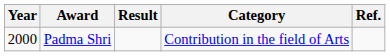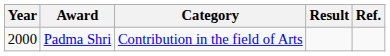columns swapped: (257, 16) <-> (138, 16)
